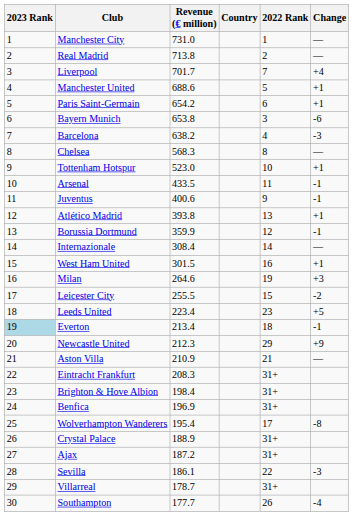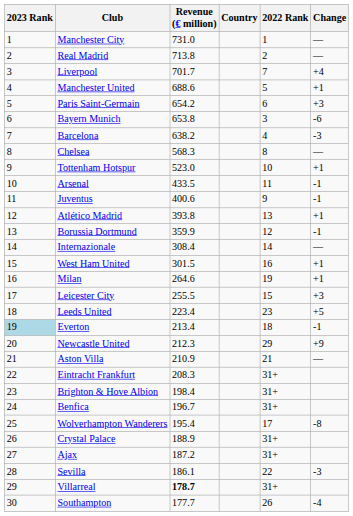(318, 103) +1 -> (318, 103) +3
(318, 279) +3 -> (318, 279) +1
(317, 295) -2 -> (318, 295) +3
(183, 407) 196.9 -> (183, 407) 196.7
(183, 487) normal -> (183, 487) bold
